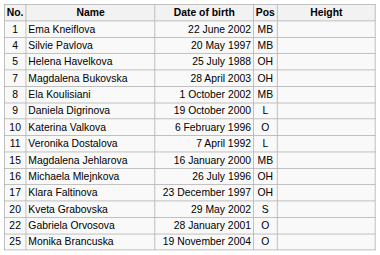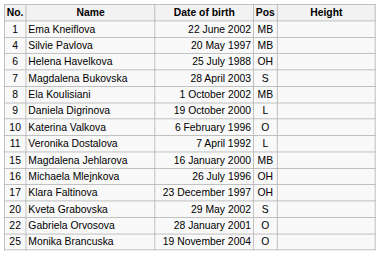(15, 62) 5 -> (15, 62) 6
(265, 78) OH -> (265, 78) S
